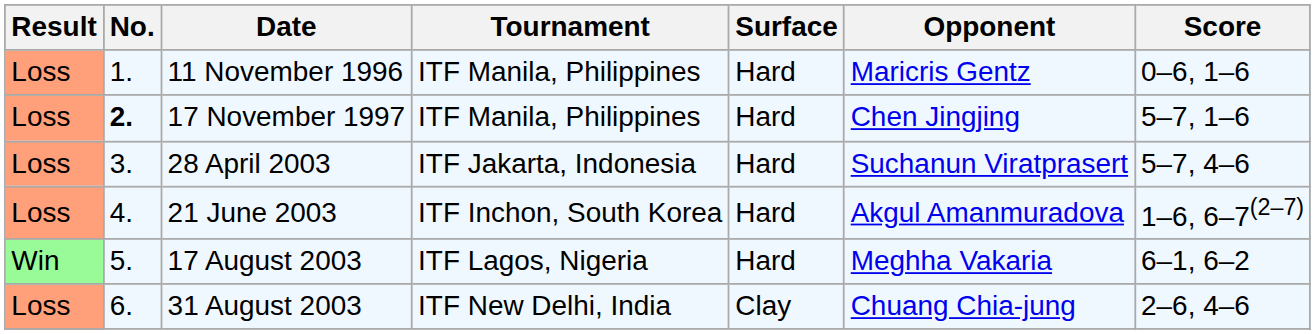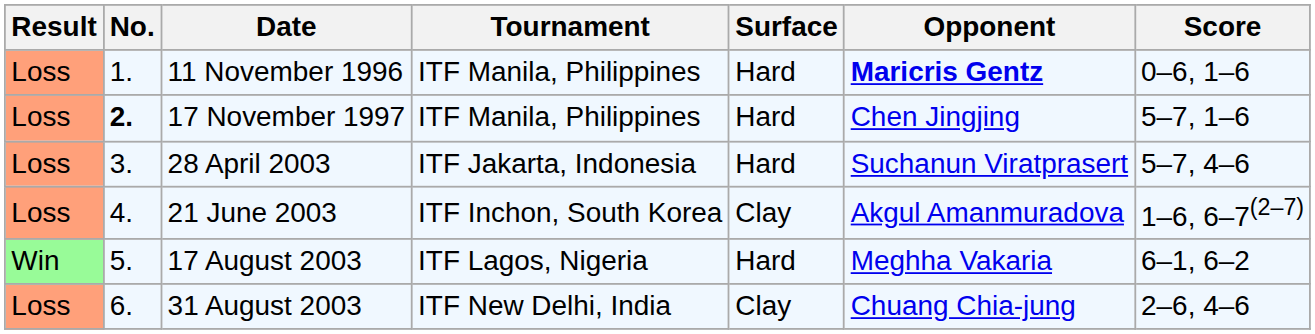(941, 72) normal -> (947, 72) bold
(766, 211) Hard -> (763, 211) Clay
